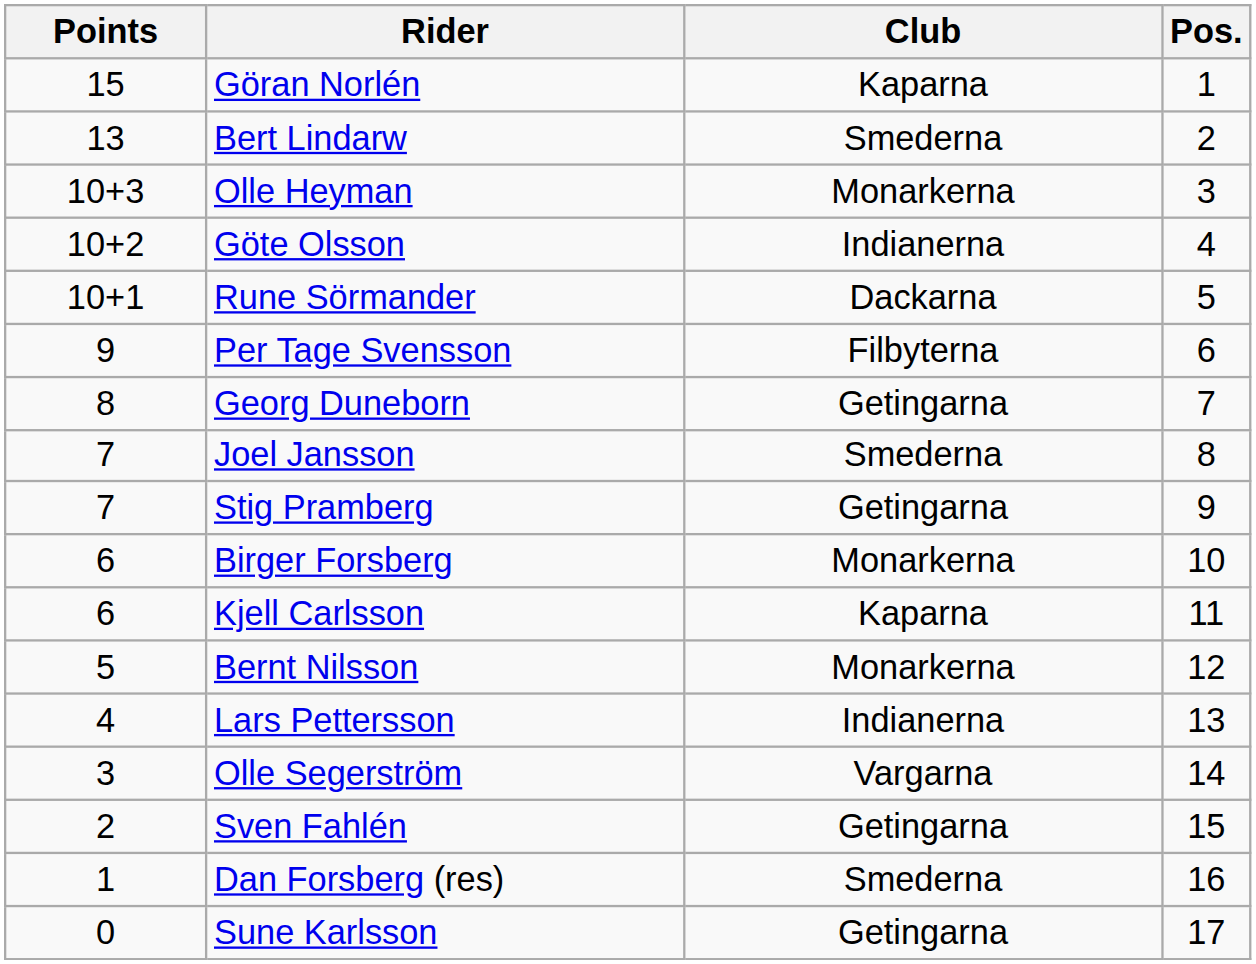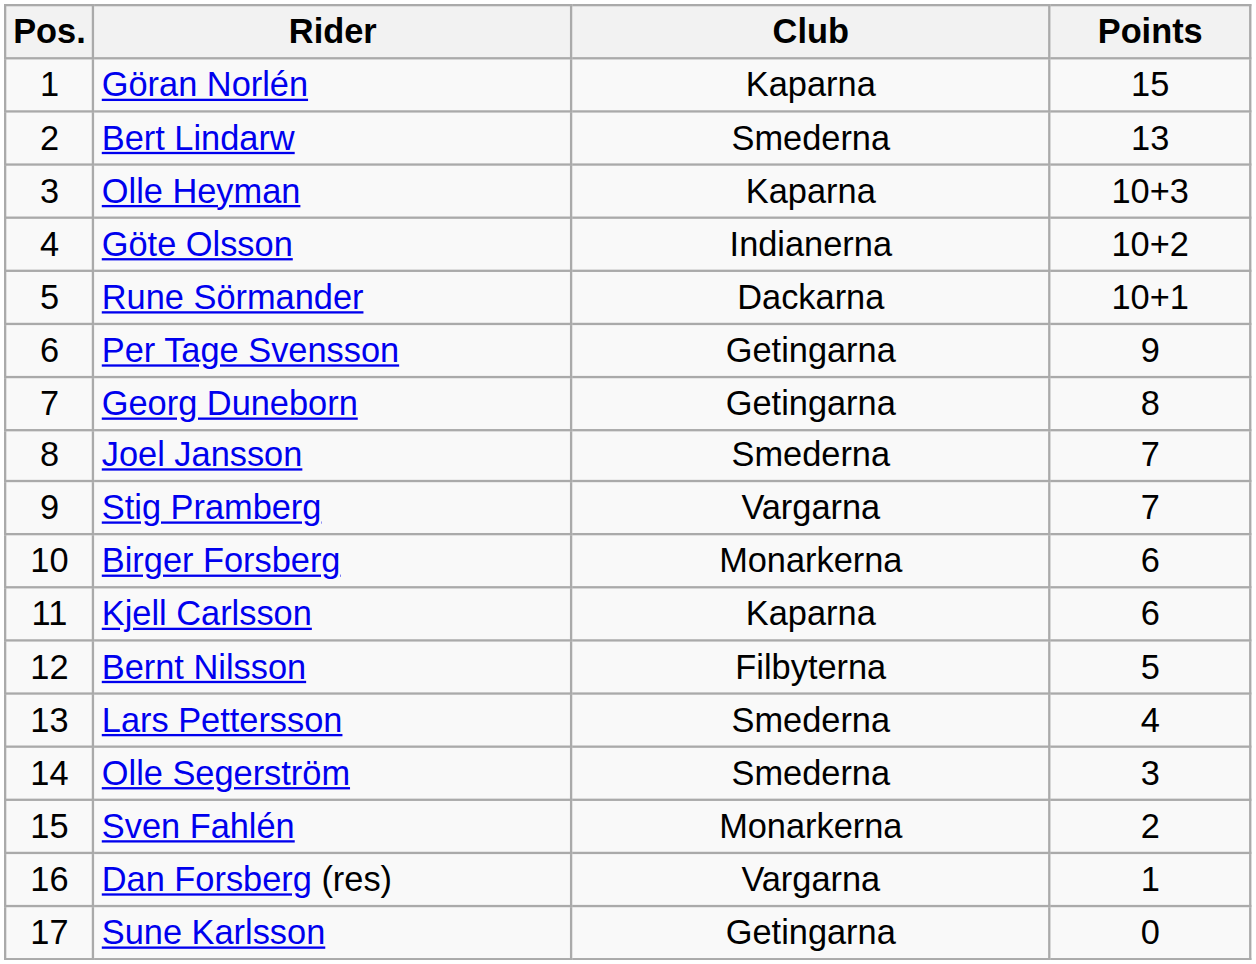columns swapped: (1206, 32) <-> (106, 32)
(923, 190) Monarkerna -> (811, 190) Kaparna
(923, 349) Filbyterna -> (811, 349) Getingarna
(923, 508) Getingarna -> (811, 508) Vargarna
(923, 667) Monarkerna -> (811, 667) Filbyterna
(923, 720) Indianerna -> (811, 720) Smederna
(923, 773) Vargarna -> (811, 773) Smederna
(923, 826) Getingarna -> (811, 826) Monarkerna
(923, 879) Smederna -> (811, 879) Vargarna
